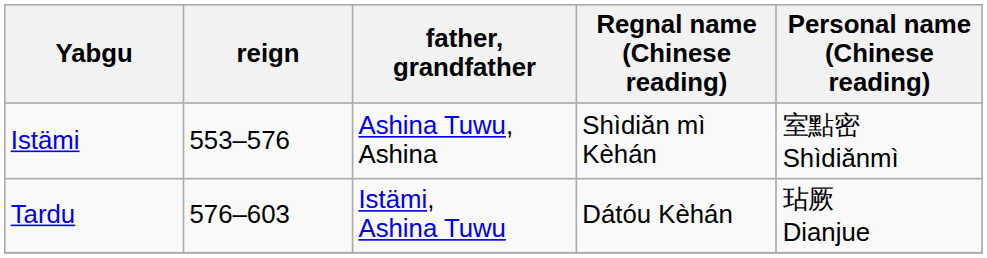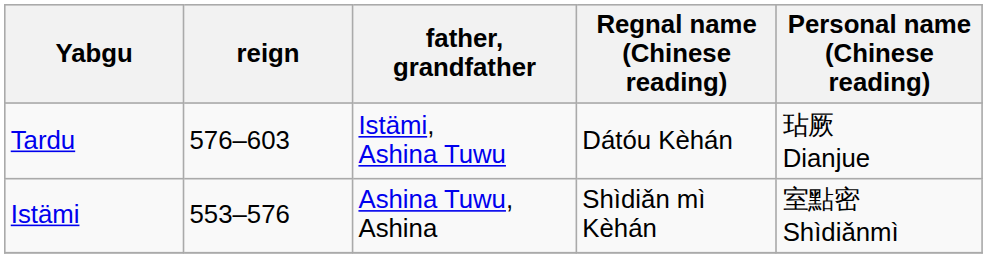rows swapped: (45, 140) <-> (43, 215)
